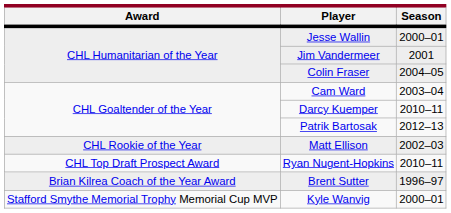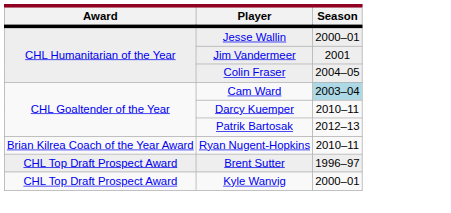(421, 91) no background -> (337, 91) lightblue background
- row: (338, 145)
(142, 163) CHL Top Draft Prospect Award -> (100, 145) Brian Kilrea Coach of the Year Award
(142, 181) Brian Kilrea Coach of the Year Award -> (100, 163) CHL Top Draft Prospect Award
(142, 199) Stafford Smythe Memorial Trophy Memorial Cup MVP -> (100, 181) CHL Top Draft Prospect Award
